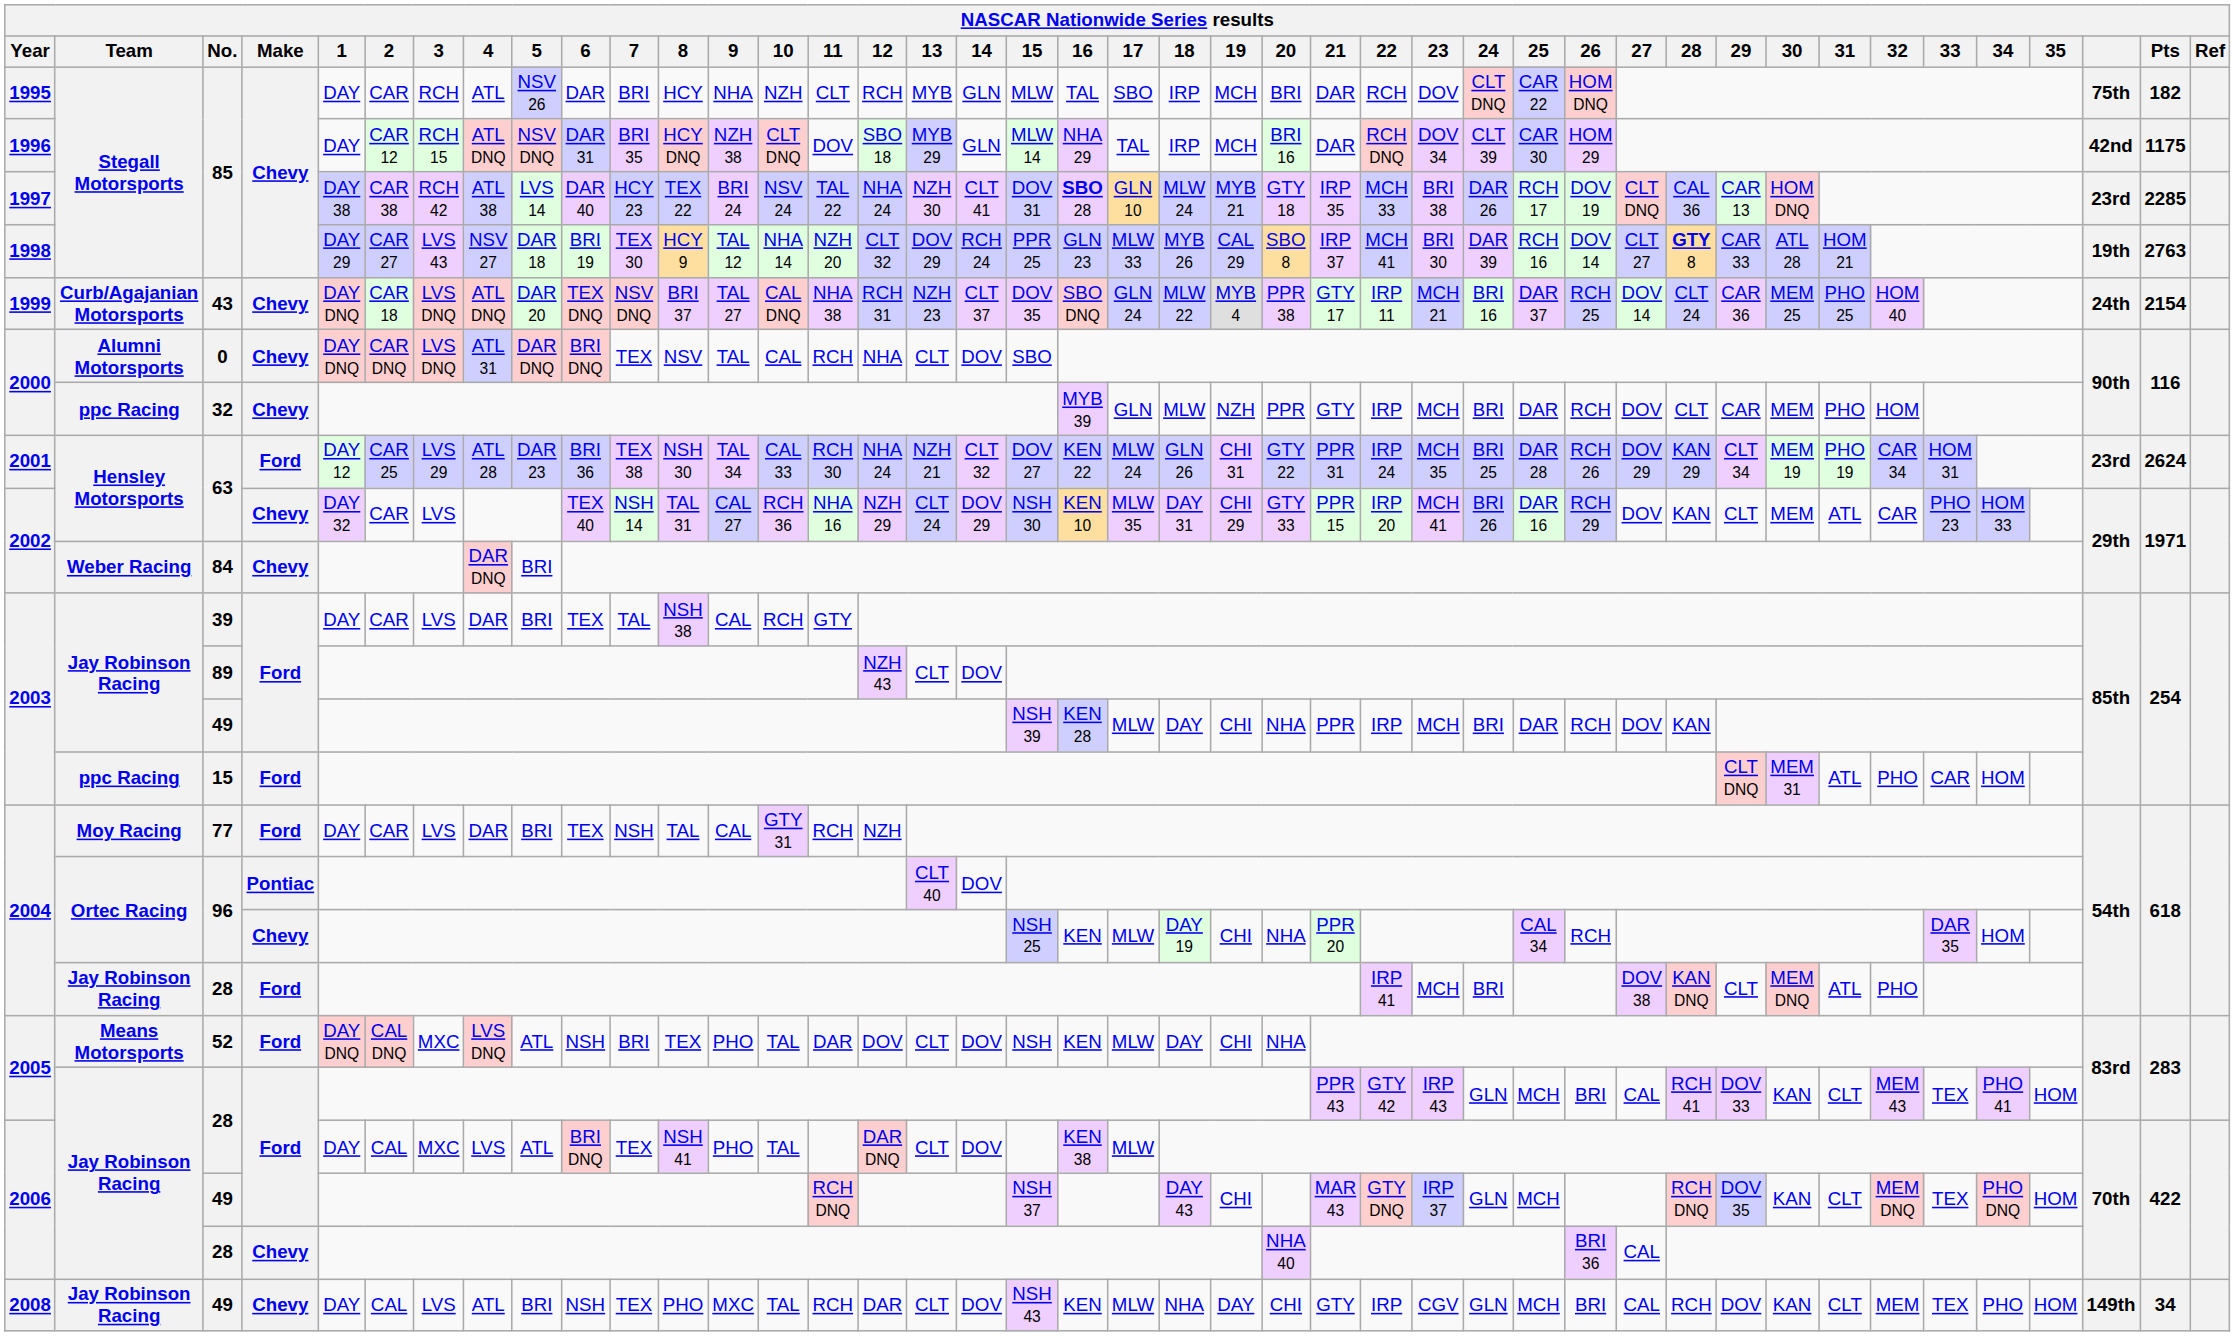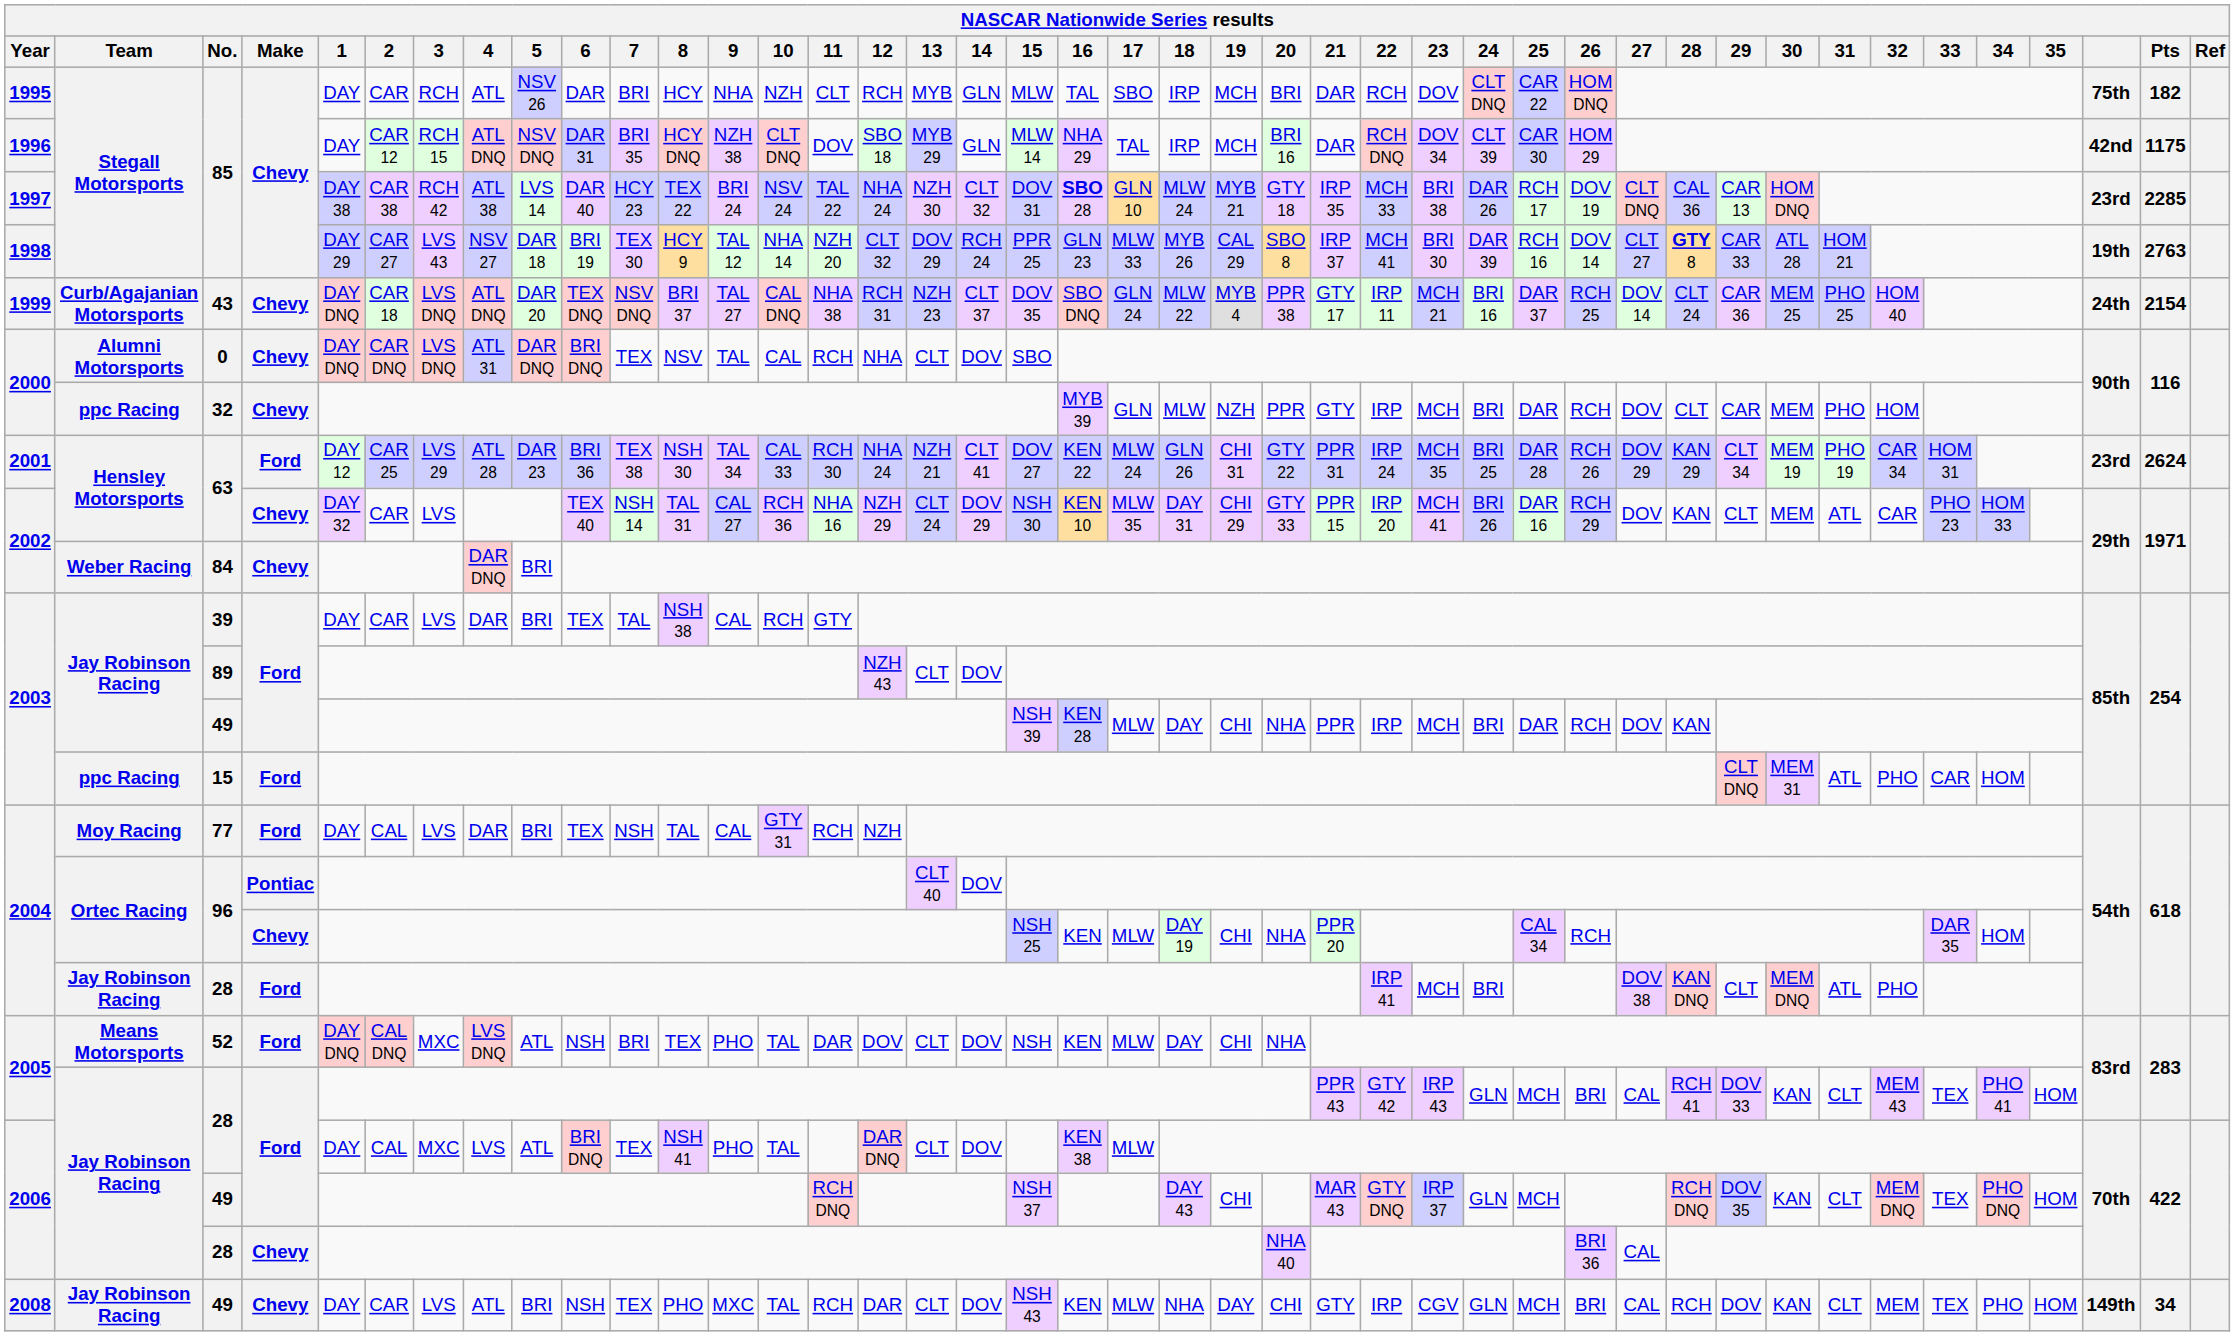(982, 197) CLT 41 -> (982, 197) CLT 32
(982, 461) CLT 32 -> (982, 461) CLT 41
(389, 831) CAR -> (389, 831) CAL
(389, 1305) CAL -> (389, 1305) CAR
